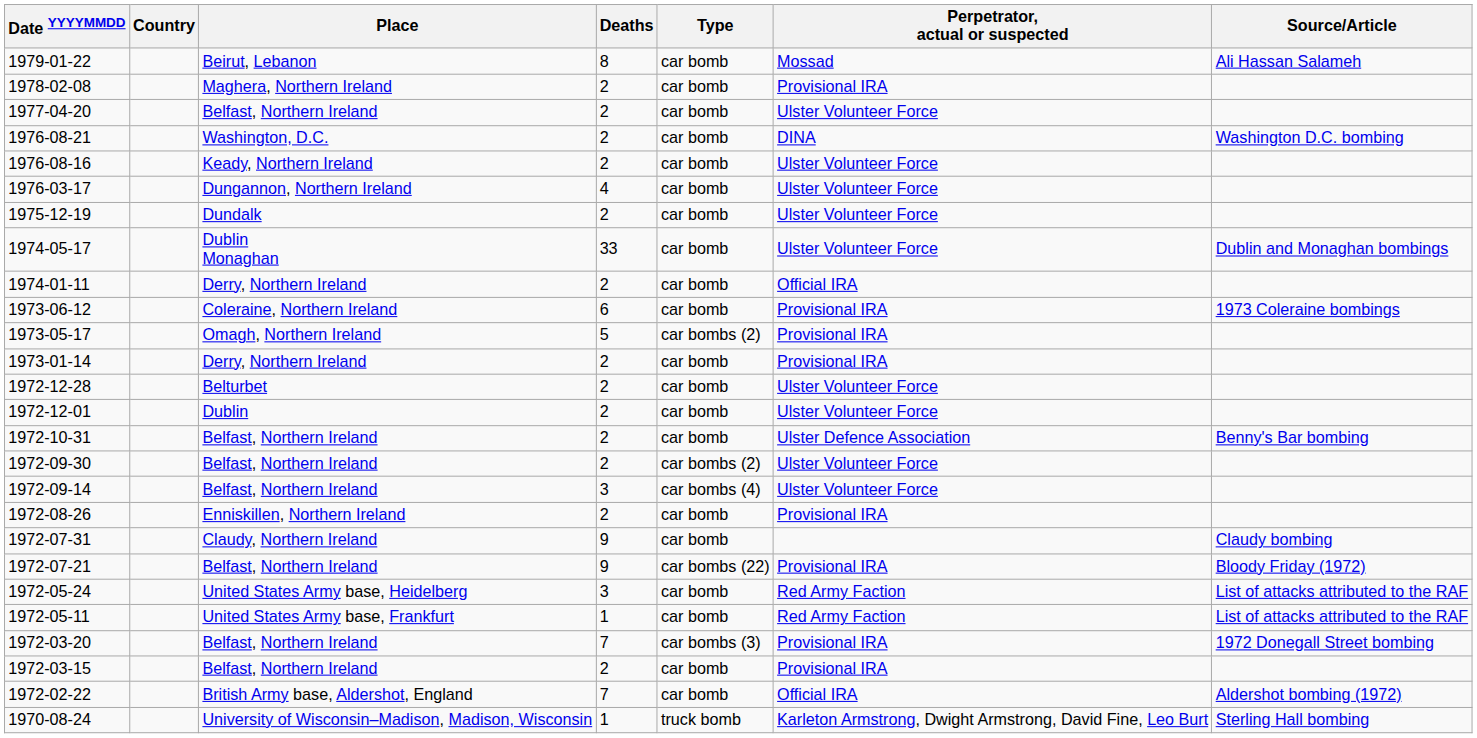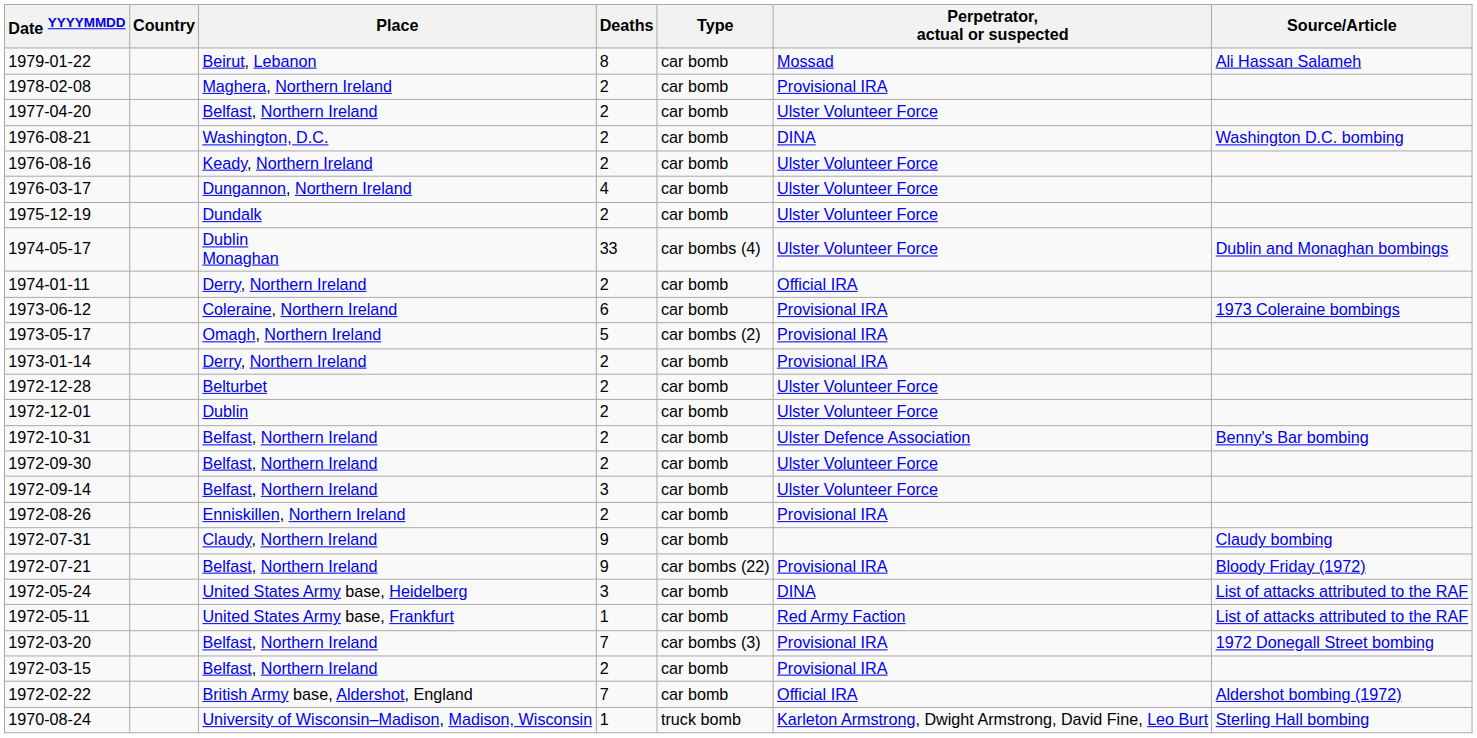(695, 249) car bomb -> (711, 249) car bombs (4)
(711, 463) car bombs (2) -> (695, 463) car bomb
(711, 489) car bombs (4) -> (695, 489) car bomb
(841, 591) Red Army Faction -> (796, 591) DINA
